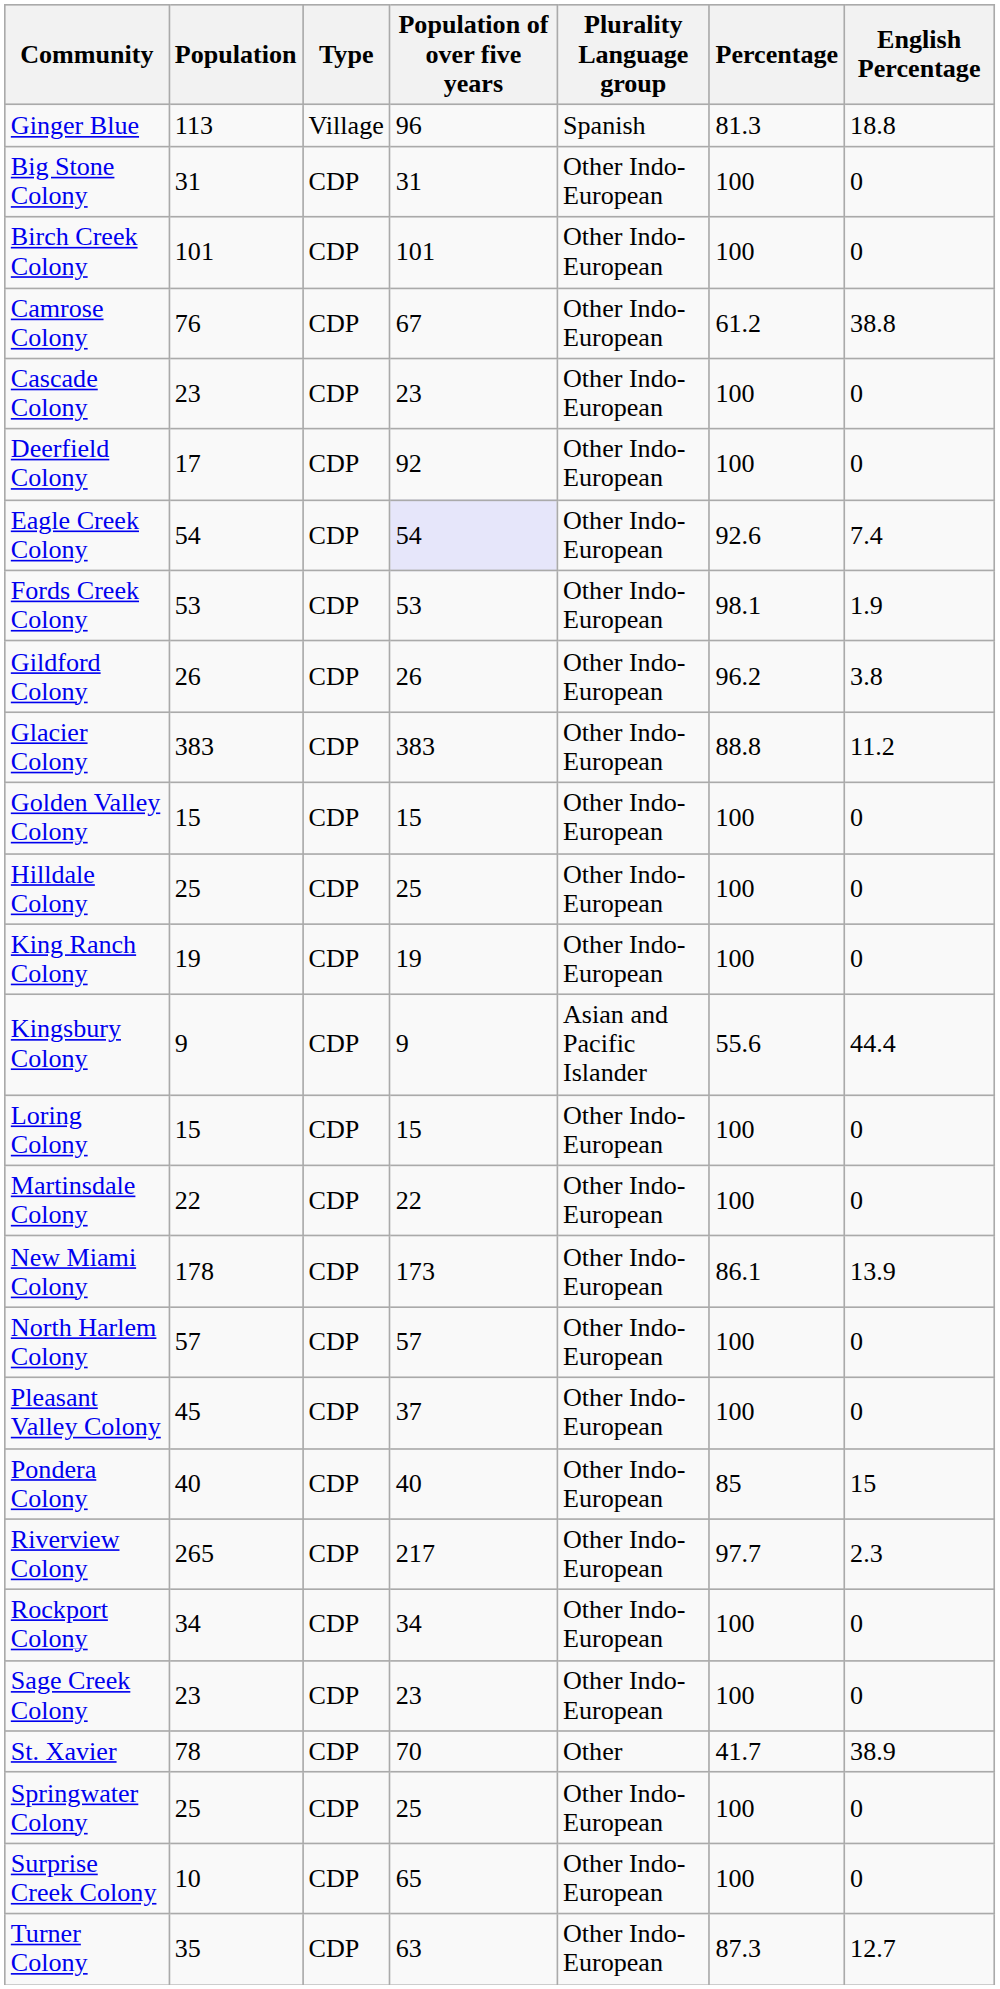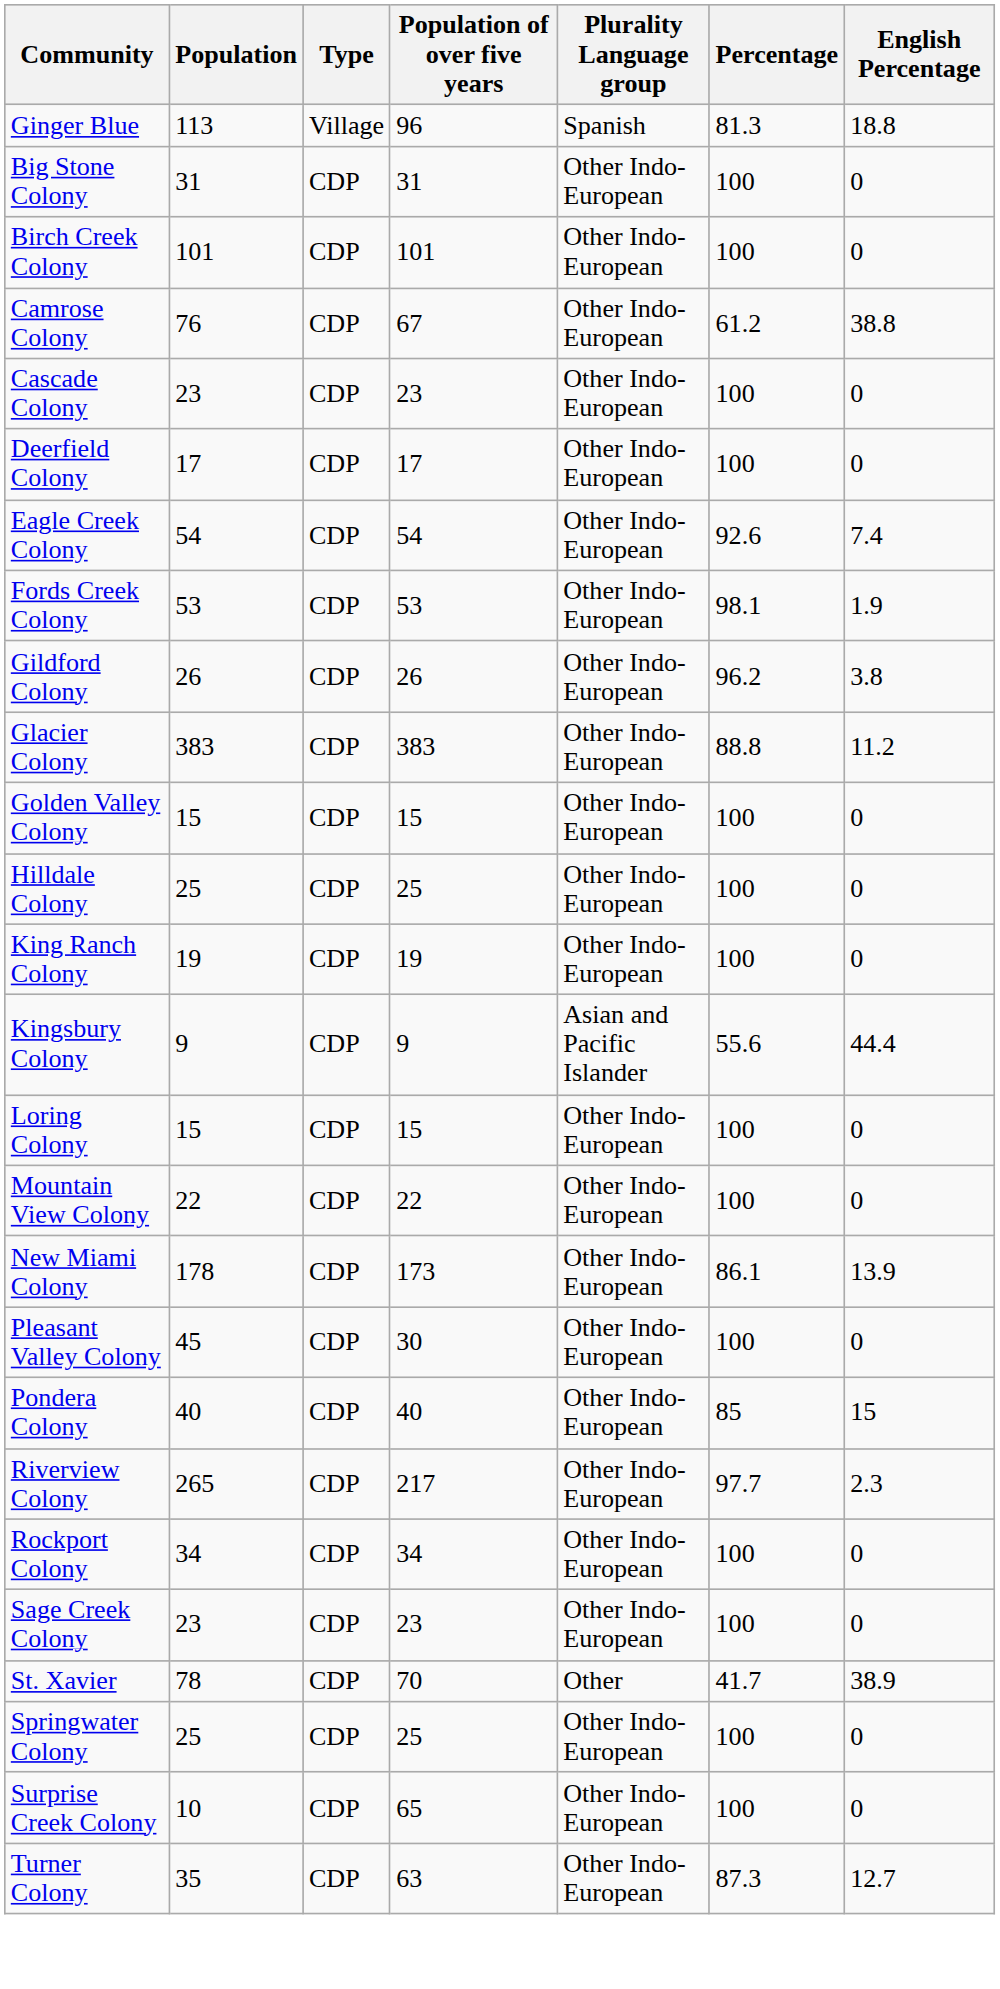(409, 464) 92 -> (409, 464) 17
(409, 534) lavender background -> (409, 534) no background
- row: (73, 1200)
+ row: (80, 1200)
- row: (84, 1341)
(409, 1412) 37 -> (409, 1341) 30
